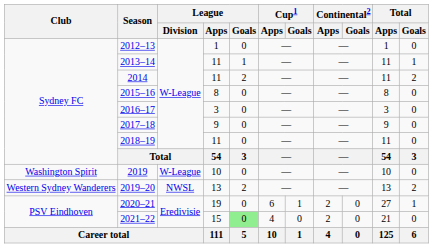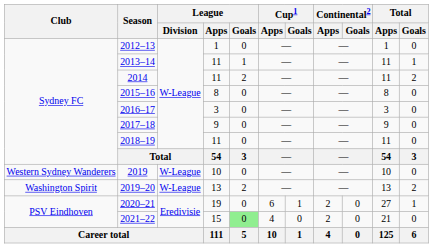(61, 172) Washington Spirit -> (61, 172) Western Sydney Wanderers
(61, 188) Western Sydney Wanderers -> (61, 188) Washington Spirit
(180, 188) NWSL -> (180, 188) W-League
